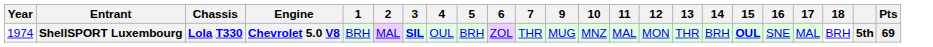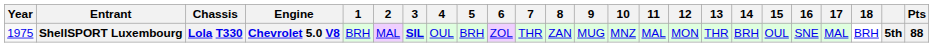+ column: (560, 14)
(20, 33) 1974 -> (20, 33) 1975
(748, 33) bold -> (777, 33) normal
(888, 33) 69 -> (917, 33) 88
